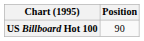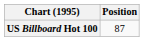(120, 28) 90 -> (120, 28) 87
